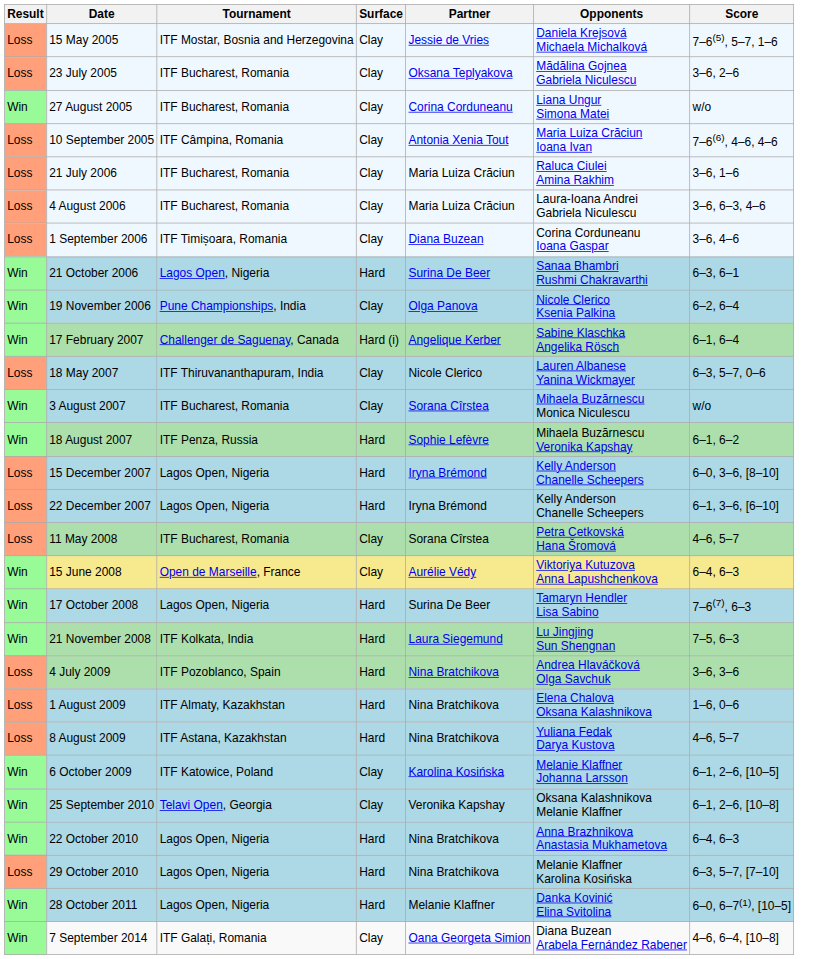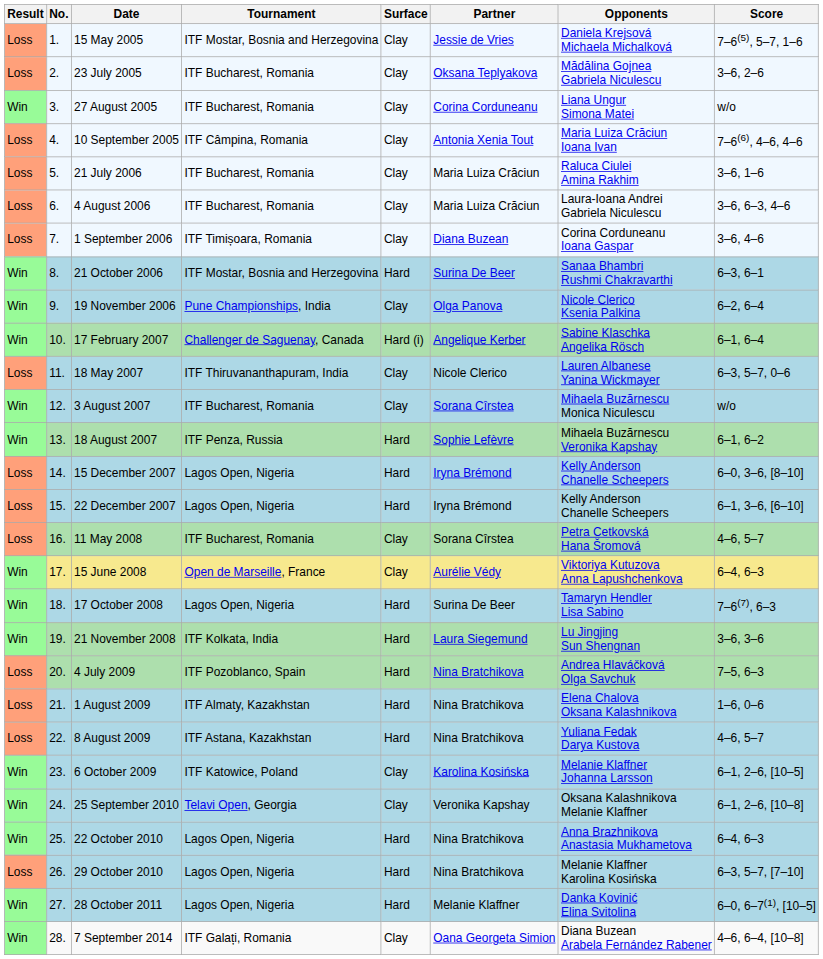+ column: (59, 13)
(214, 272) Lagos Open, Nigeria -> (281, 272) ITF Mostar, Bosnia and Herzegovina
(716, 638) 7–5, 6–3 -> (741, 638) 3–6, 3–6
(716, 671) 3–6, 3–6 -> (741, 671) 7–5, 6–3
